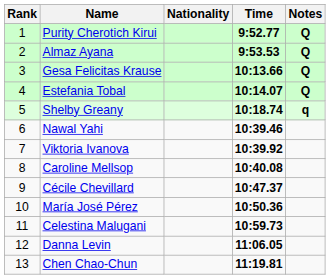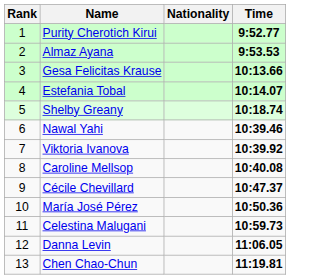- column: (305, 14)
